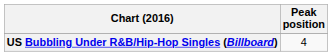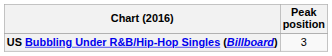(304, 42) 4 -> (304, 42) 3
